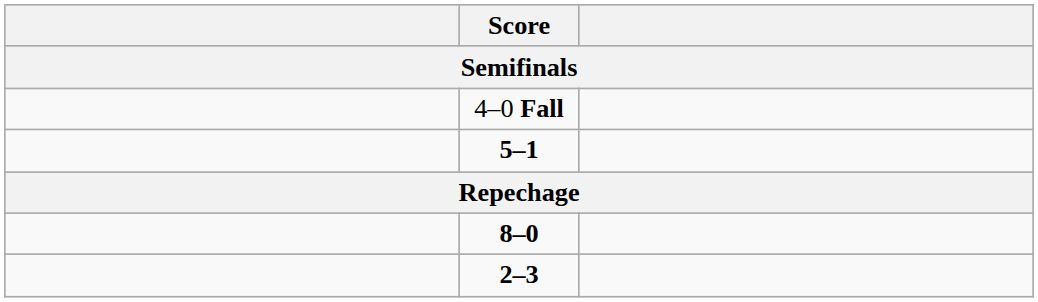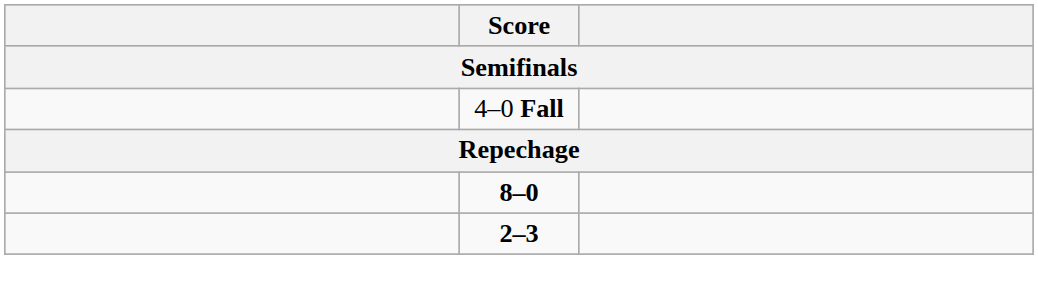- row: (519, 150)
